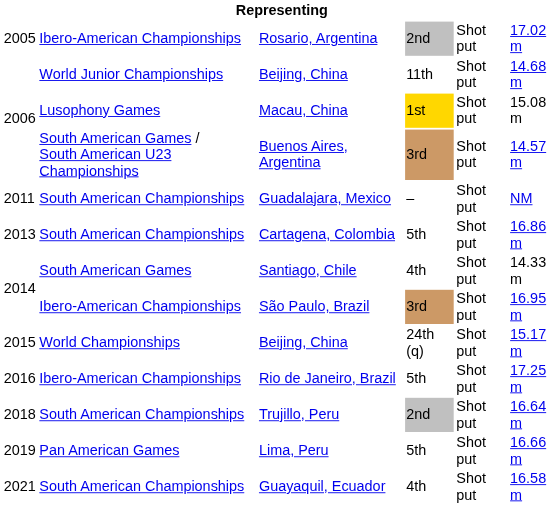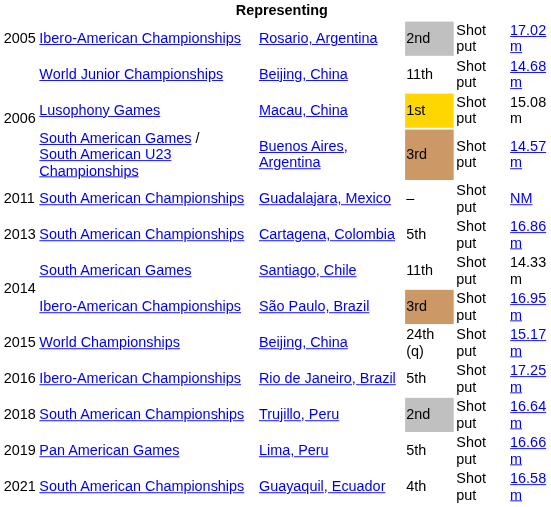(416, 270) 4th -> (420, 270) 11th
